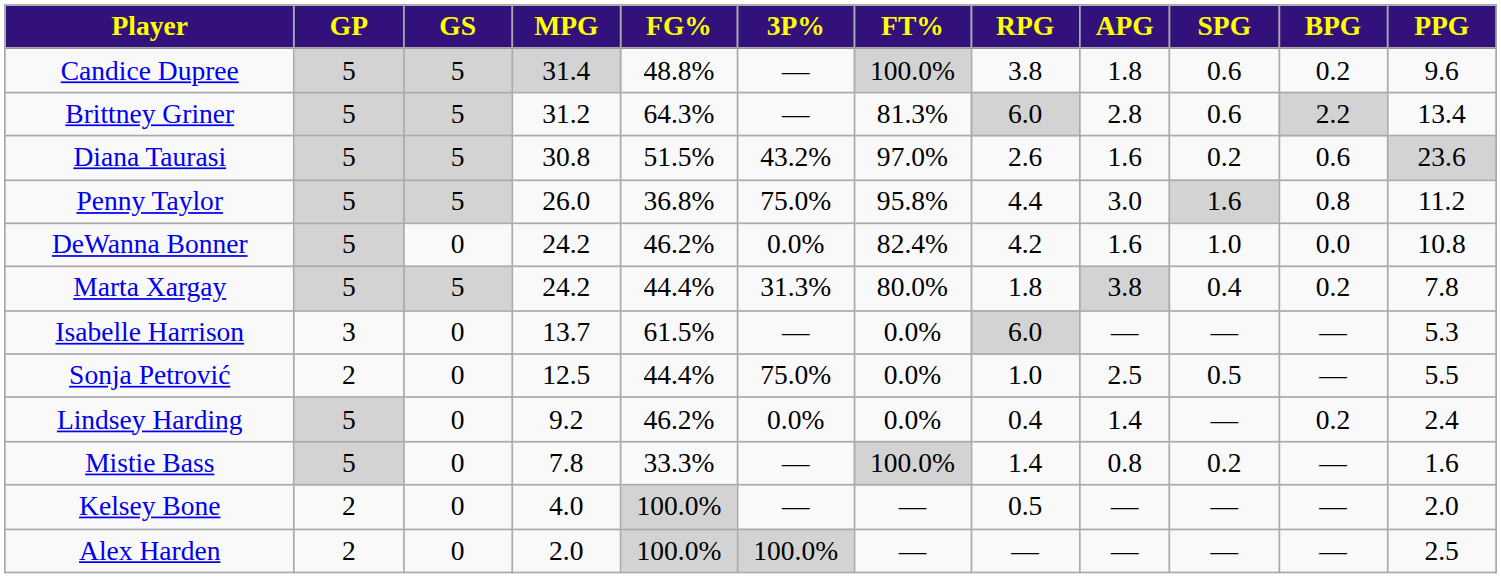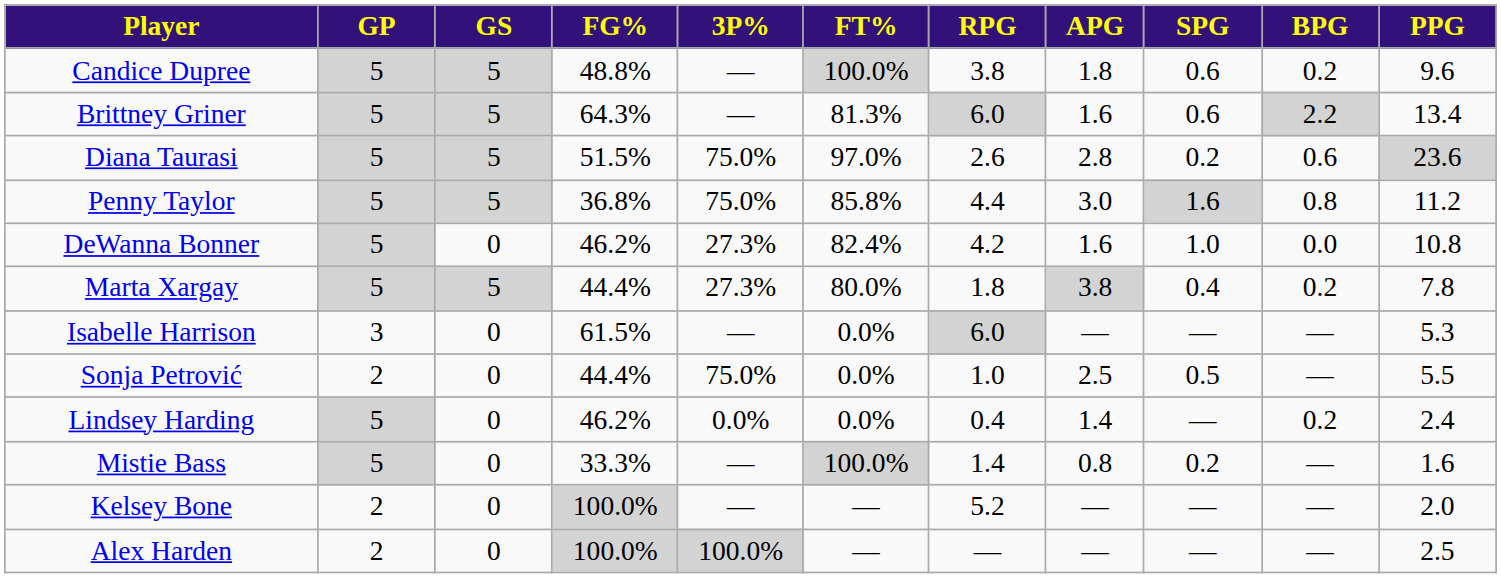- column: (566, 26)
(1125, 113) 2.8 -> (1095, 113) 1.6
(796, 157) 43.2% -> (741, 157) 75.0%
(1125, 157) 1.6 -> (1095, 157) 2.8
(912, 200) 95.8% -> (866, 200) 85.8%
(796, 244) 0.0% -> (741, 244) 27.3%
(796, 288) 31.3% -> (741, 288) 27.3%
(1025, 506) 0.5 -> (988, 506) 5.2
